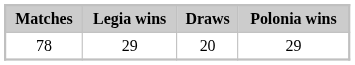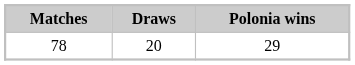- column: (130, 18)
